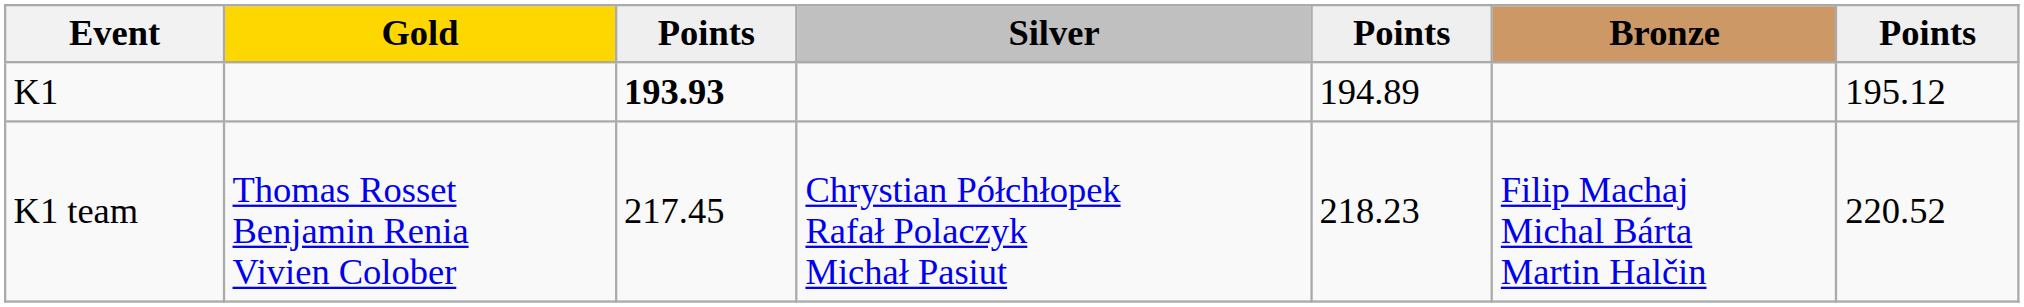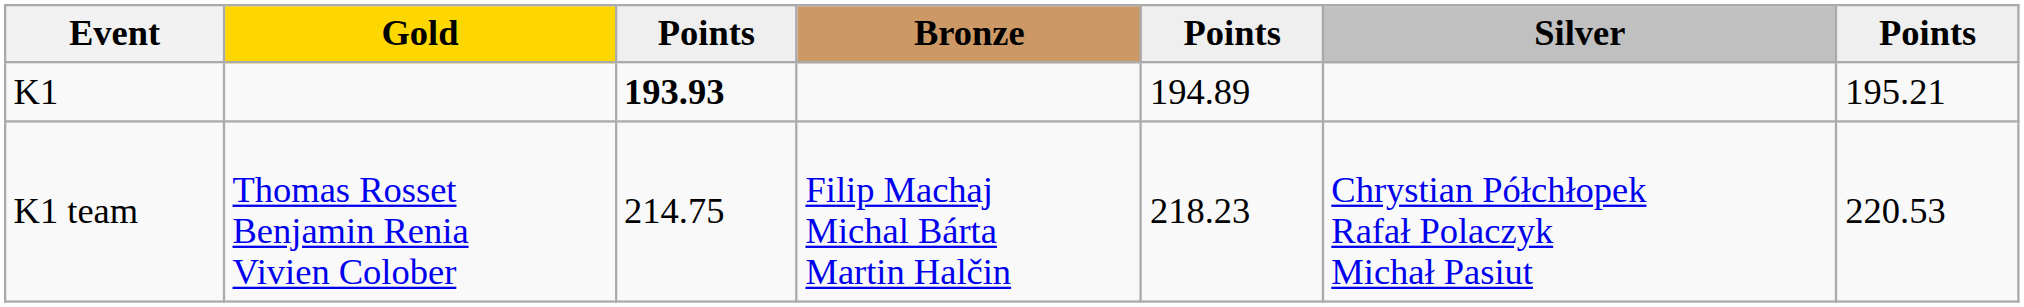columns swapped: (1054, 33) <-> (1665, 33)
(1895, 91) 195.12 -> (1895, 91) 195.21
(674, 210) 217.45 -> (674, 210) 214.75
(1895, 210) 220.52 -> (1895, 210) 220.53
